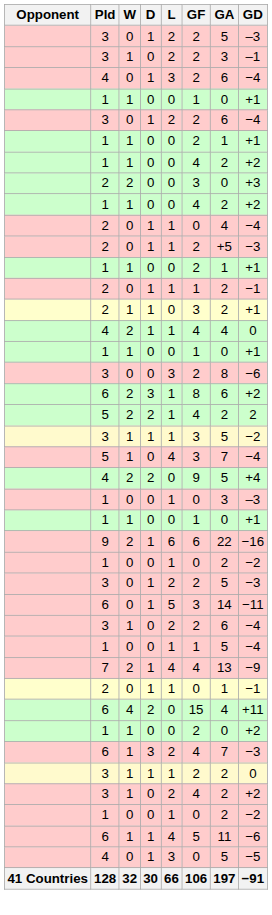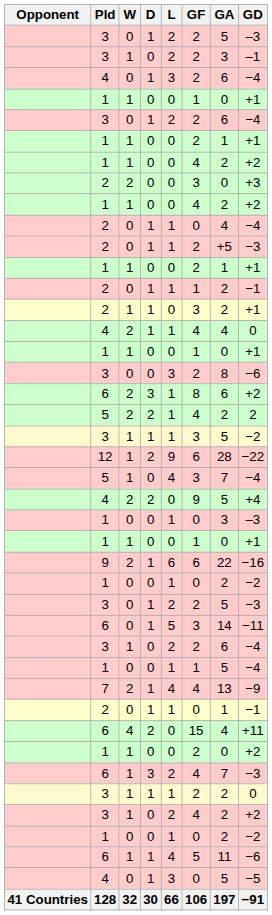+ row: (105, 457)
